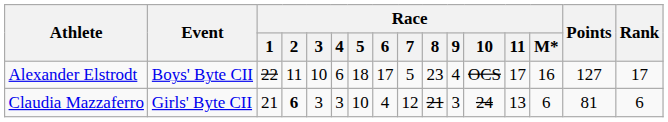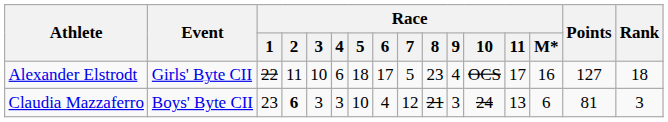(202, 74) Boys' Byte CII -> (202, 74) Girls' Byte CII
(639, 74) 17 -> (639, 74) 18
(202, 102) Girls' Byte CII -> (202, 102) Boys' Byte CII
(269, 102) 21 -> (269, 102) 23
(639, 102) 6 -> (639, 102) 3
